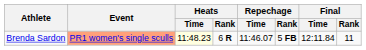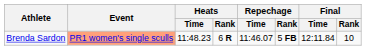(194, 39) lightyellow background -> (194, 39) no background
(349, 39) 11 -> (349, 39) 10
